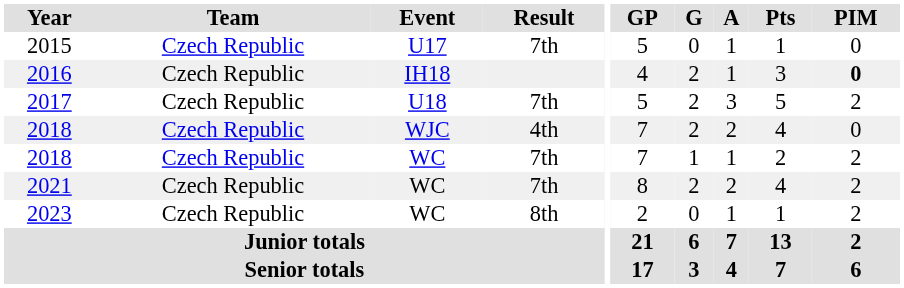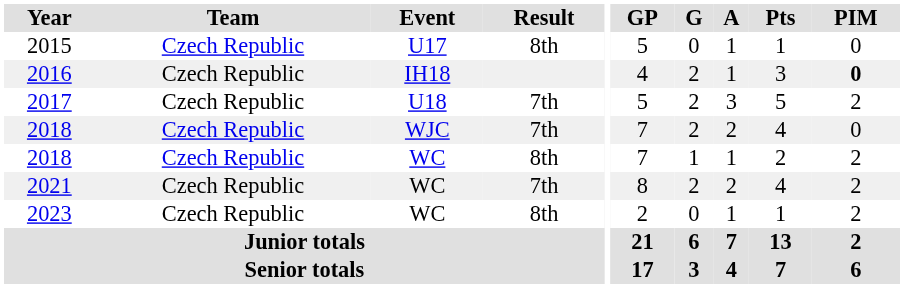(544, 45) 7th -> (544, 45) 8th
(544, 129) 4th -> (544, 129) 7th
(544, 157) 7th -> (544, 157) 8th
